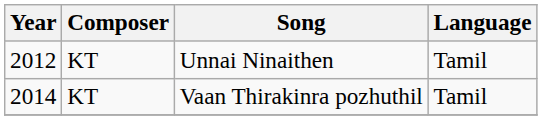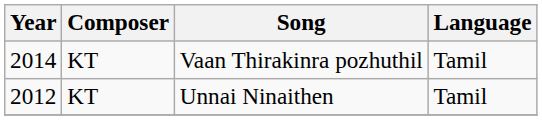rows swapped: (301, 96) <-> (257, 59)
